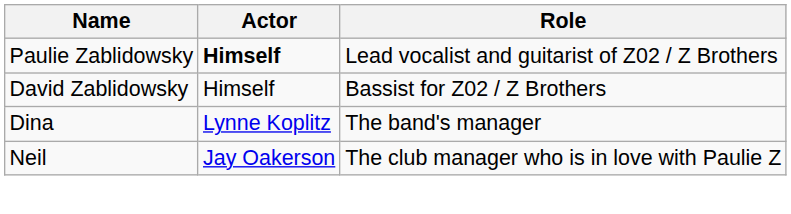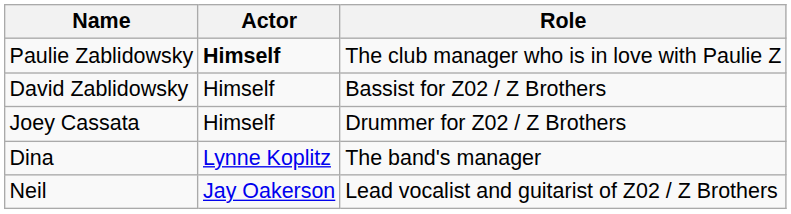(561, 55) Lead vocalist and guitarist of Z02 / Z Brothers -> (563, 55) The club manager who is in love with Paulie Z
+ row: (75, 123)
(563, 157) The club manager who is in love with Paulie Z -> (561, 191) Lead vocalist and guitarist of Z02 / Z Brothers
